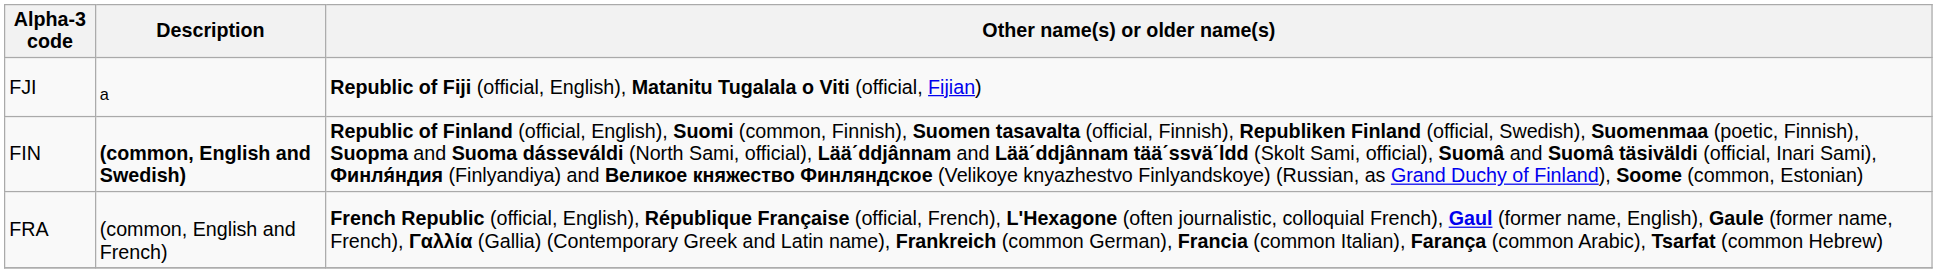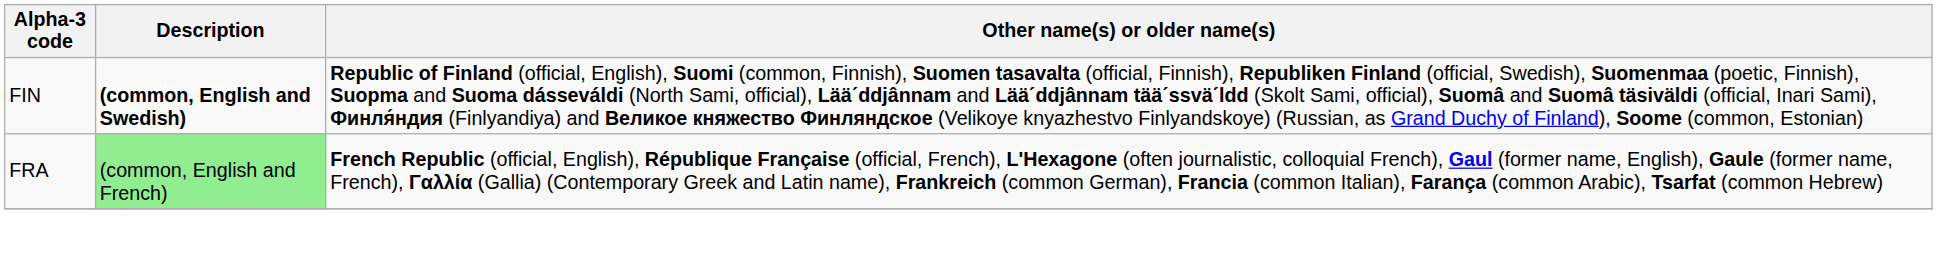- row: (23, 87)
(198, 240) no background -> (198, 182) lightgreen background
